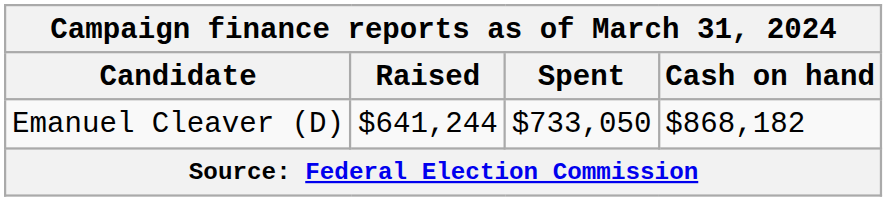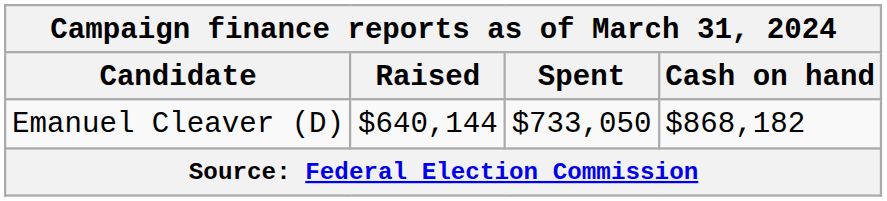(428, 124) $641,244 -> (428, 124) $640,144
